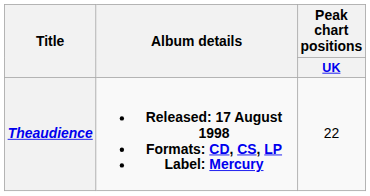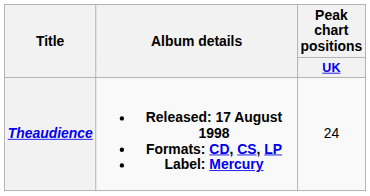(331, 133) 22 -> (331, 133) 24
